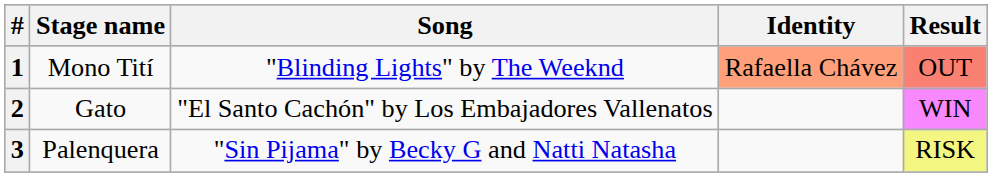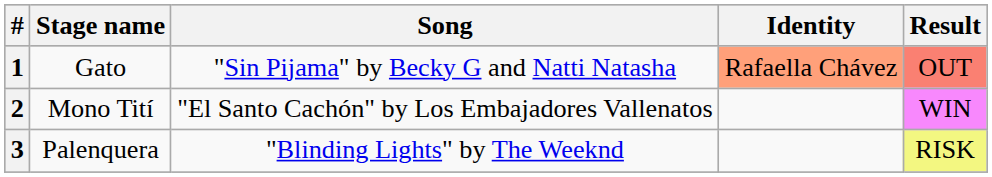(101, 66) Mono Tití -> (101, 66) Gato
(445, 66) "Blinding Lights" by The Weeknd -> (445, 66) "Sin Pijama" by Becky G and Natti Natasha
(101, 108) Gato -> (101, 108) Mono Tití
(445, 150) "Sin Pijama" by Becky G and Natti Natasha -> (445, 150) "Blinding Lights" by The Weeknd
